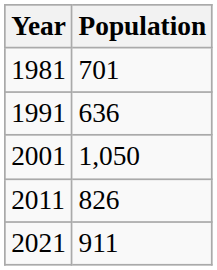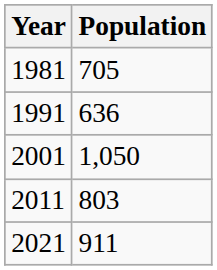(99, 69) 701 -> (99, 69) 705
(99, 199) 826 -> (99, 199) 803
